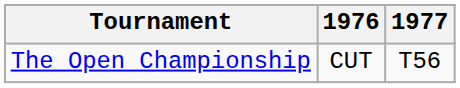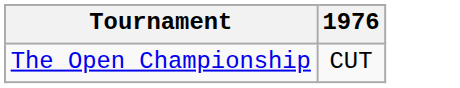- column: (420, 25)
